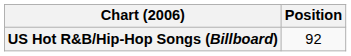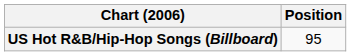(313, 39) 92 -> (313, 39) 95
